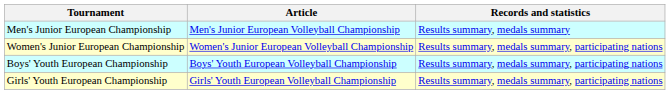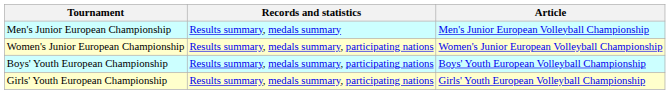columns swapped: (301, 13) <-> (540, 13)
